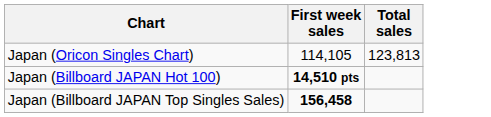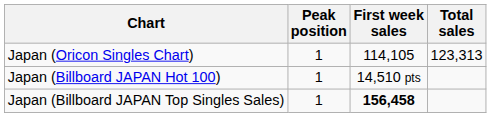+ column: (319, 24)
(394, 54) 123,813 -> (457, 54) 123,313
(326, 77) bold -> (389, 77) normal
